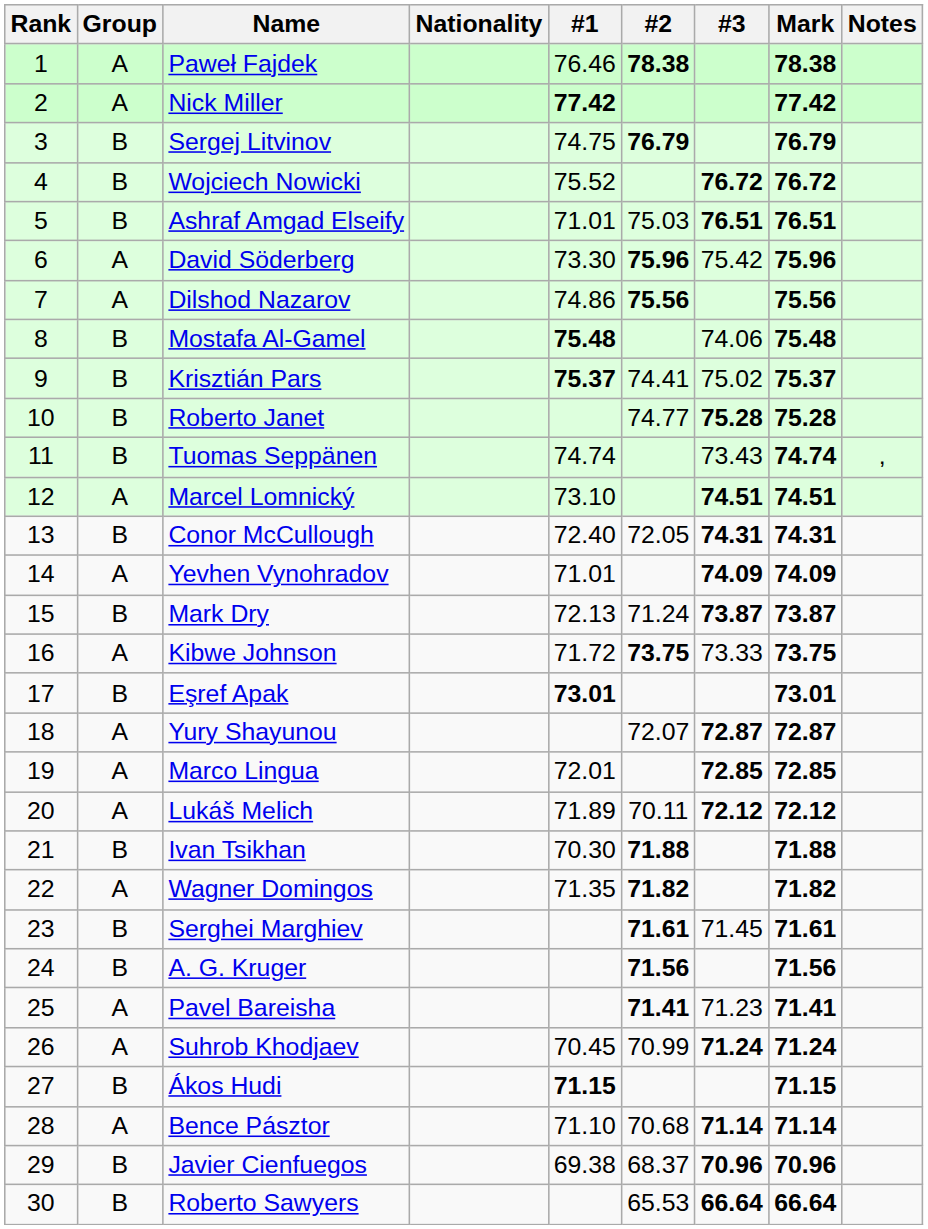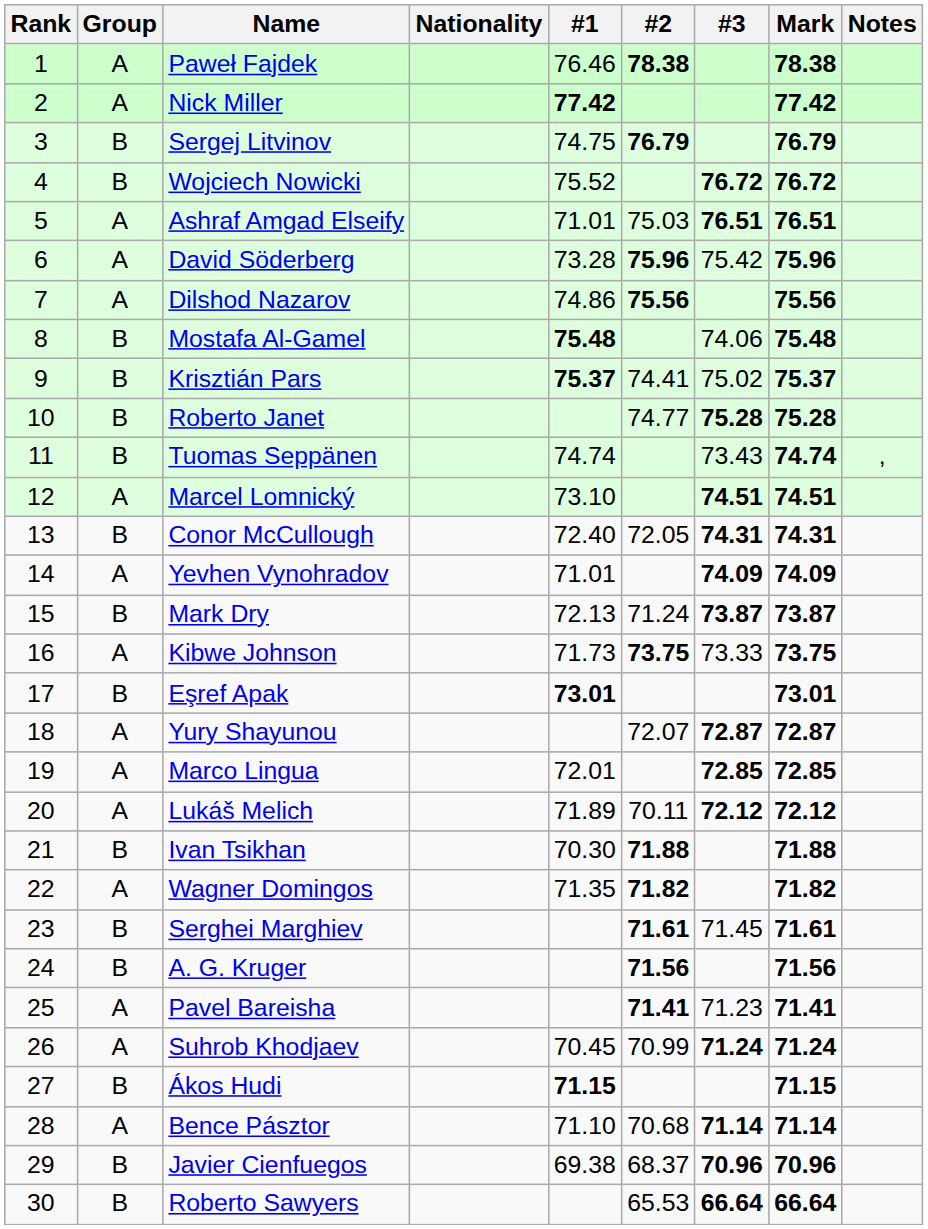(120, 220) B -> (120, 220) A
(585, 260) 73.30 -> (585, 260) 73.28
(585, 653) 71.72 -> (585, 653) 71.73
